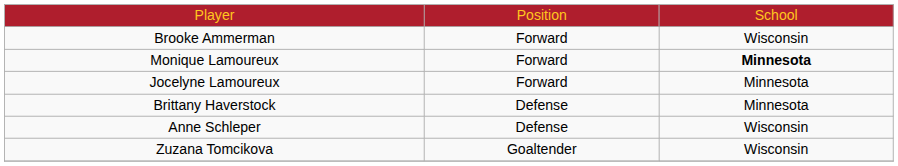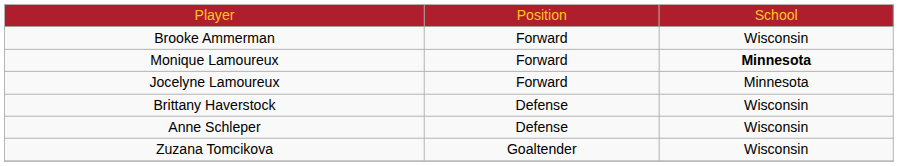(776, 104) Minnesota -> (776, 104) Wisconsin
